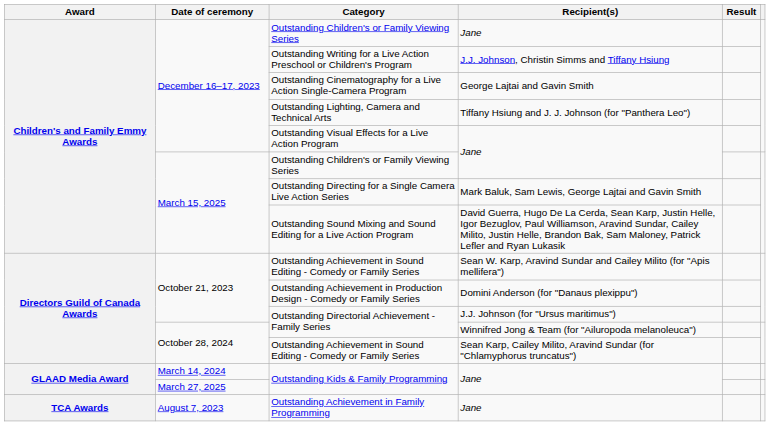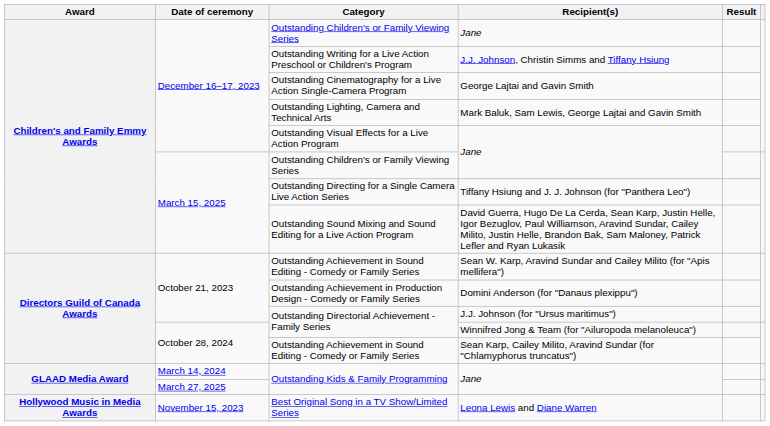(575, 112) Tiffany Hsiung and J. J. Johnson (for "Panthera Leo") -> (581, 112) Mark Baluk, Sam Lewis, George Lajtai and Gavin Smith
(581, 191) Mark Baluk, Sam Lewis, George Lajtai and Gavin Smith -> (575, 191) Tiffany Hsiung and J. J. Johnson (for "Panthera Leo")
+ row: (201, 408)
- row: (191, 408)
